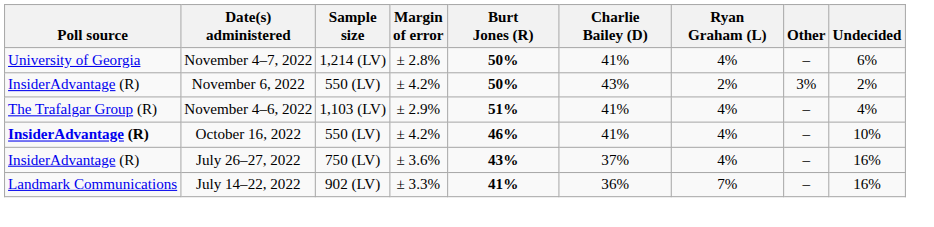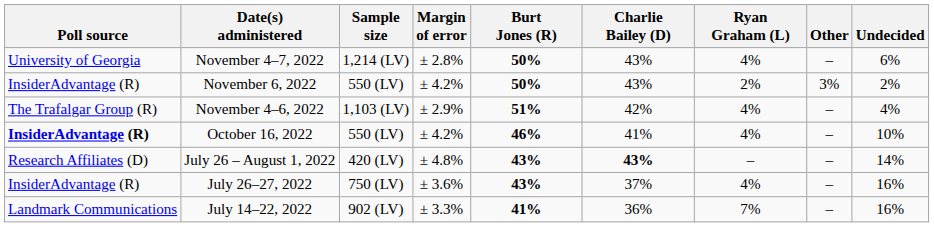(615, 60) 41% -> (638, 60) 43%
(615, 110) 41% -> (638, 110) 42%
+ row: (260, 159)
